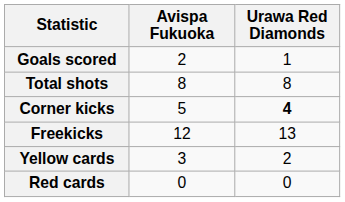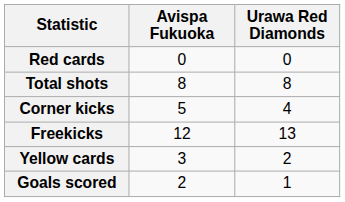rows swapped: (67, 59) <-> (67, 183)
(287, 109) bold -> (287, 109) normal
